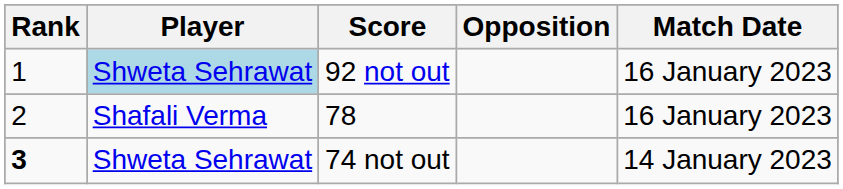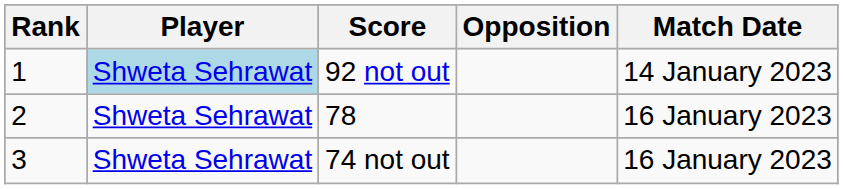(728, 71) 16 January 2023 -> (728, 71) 14 January 2023
(180, 115) Shafali Verma -> (202, 115) Shweta Sehrawat
(19, 159) bold -> (19, 159) normal
(728, 159) 14 January 2023 -> (728, 159) 16 January 2023
